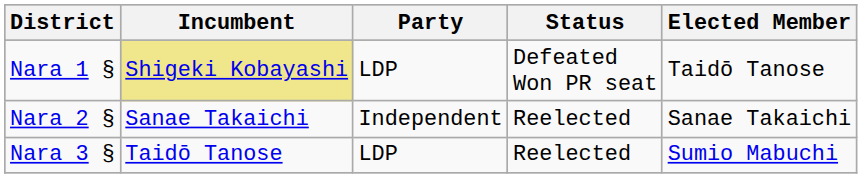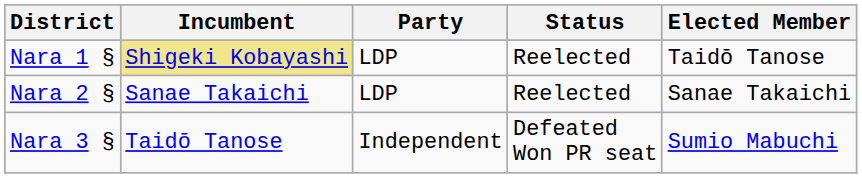(585, 71) Defeated Won PR seat -> (572, 58) Reelected
(431, 119) Independent -> (378, 94) LDP
(378, 155) LDP -> (431, 142) Independent
(572, 155) Reelected -> (585, 142) Defeated Won PR seat
